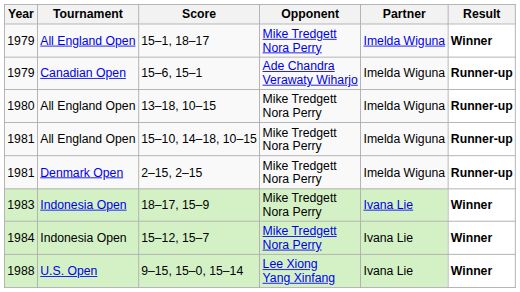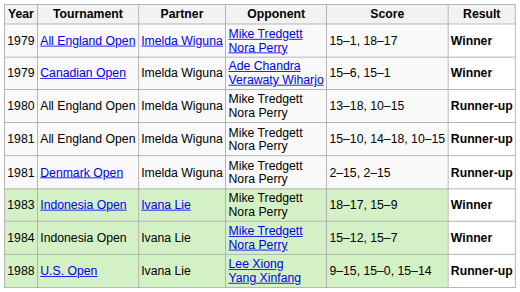columns swapped: (404, 14) <-> (199, 14)
(482, 74) Runner-up -> (472, 74) Winner
(472, 271) Winner -> (482, 271) Runner-up
